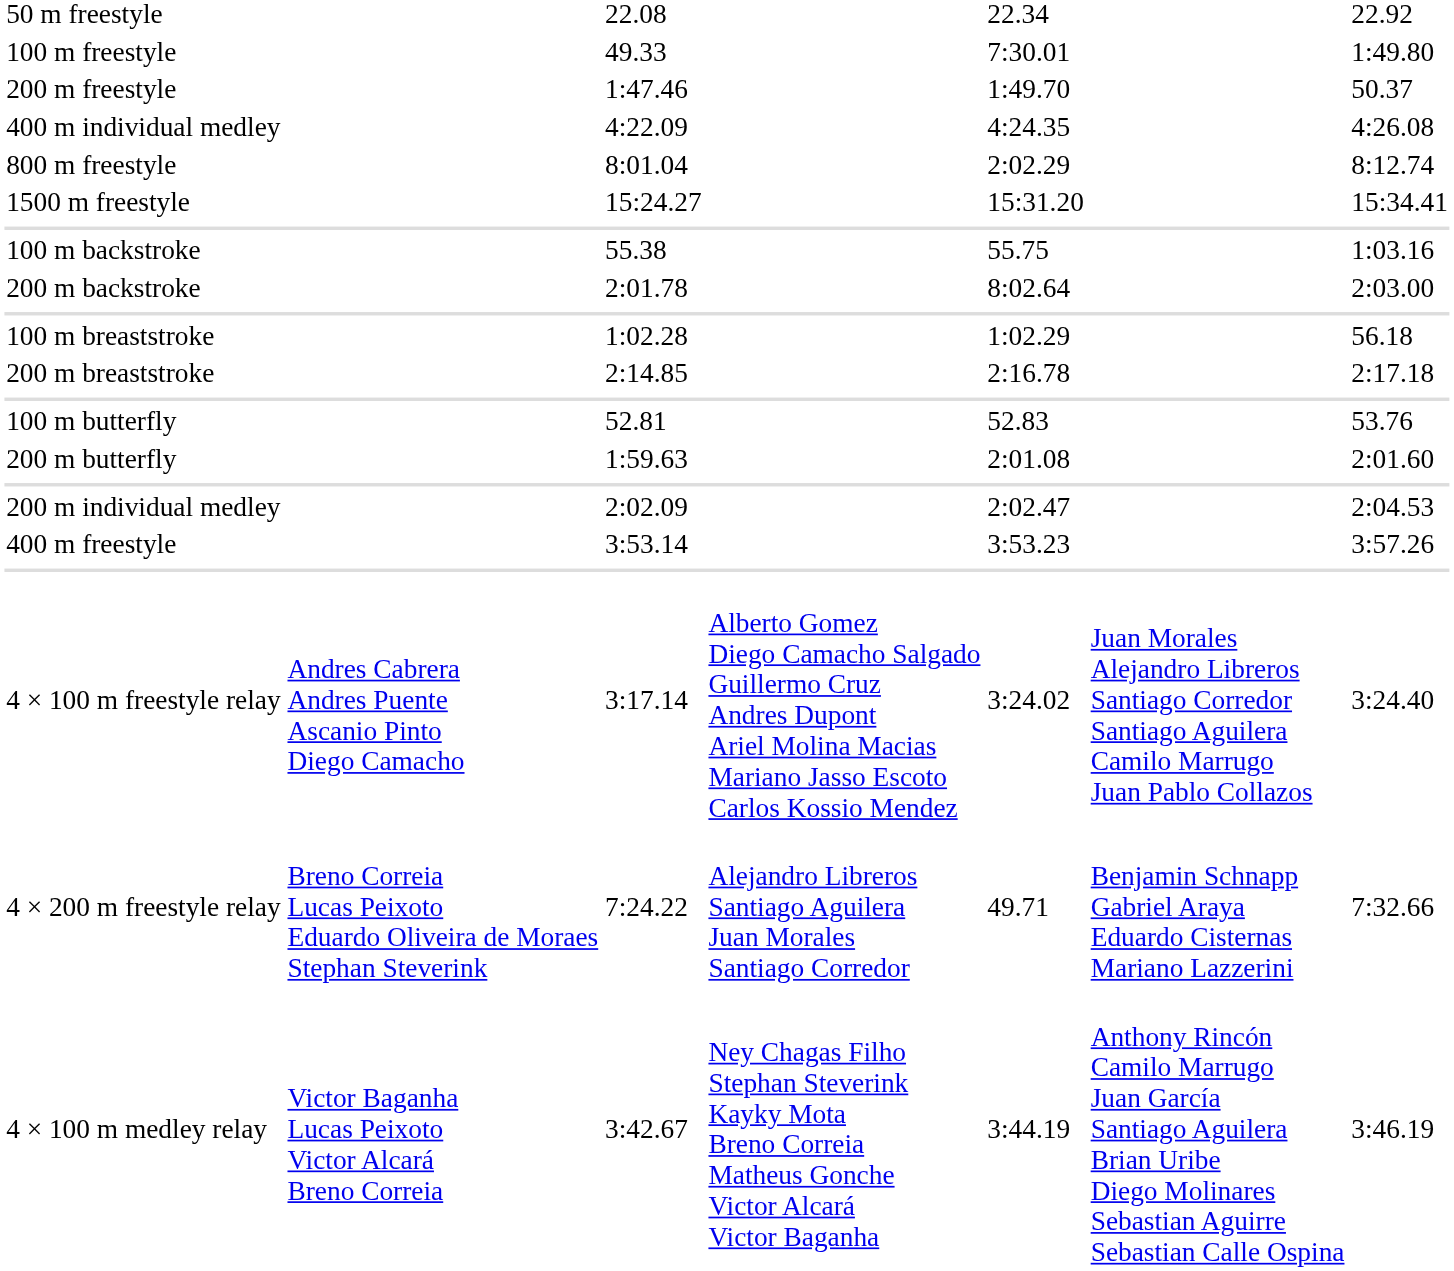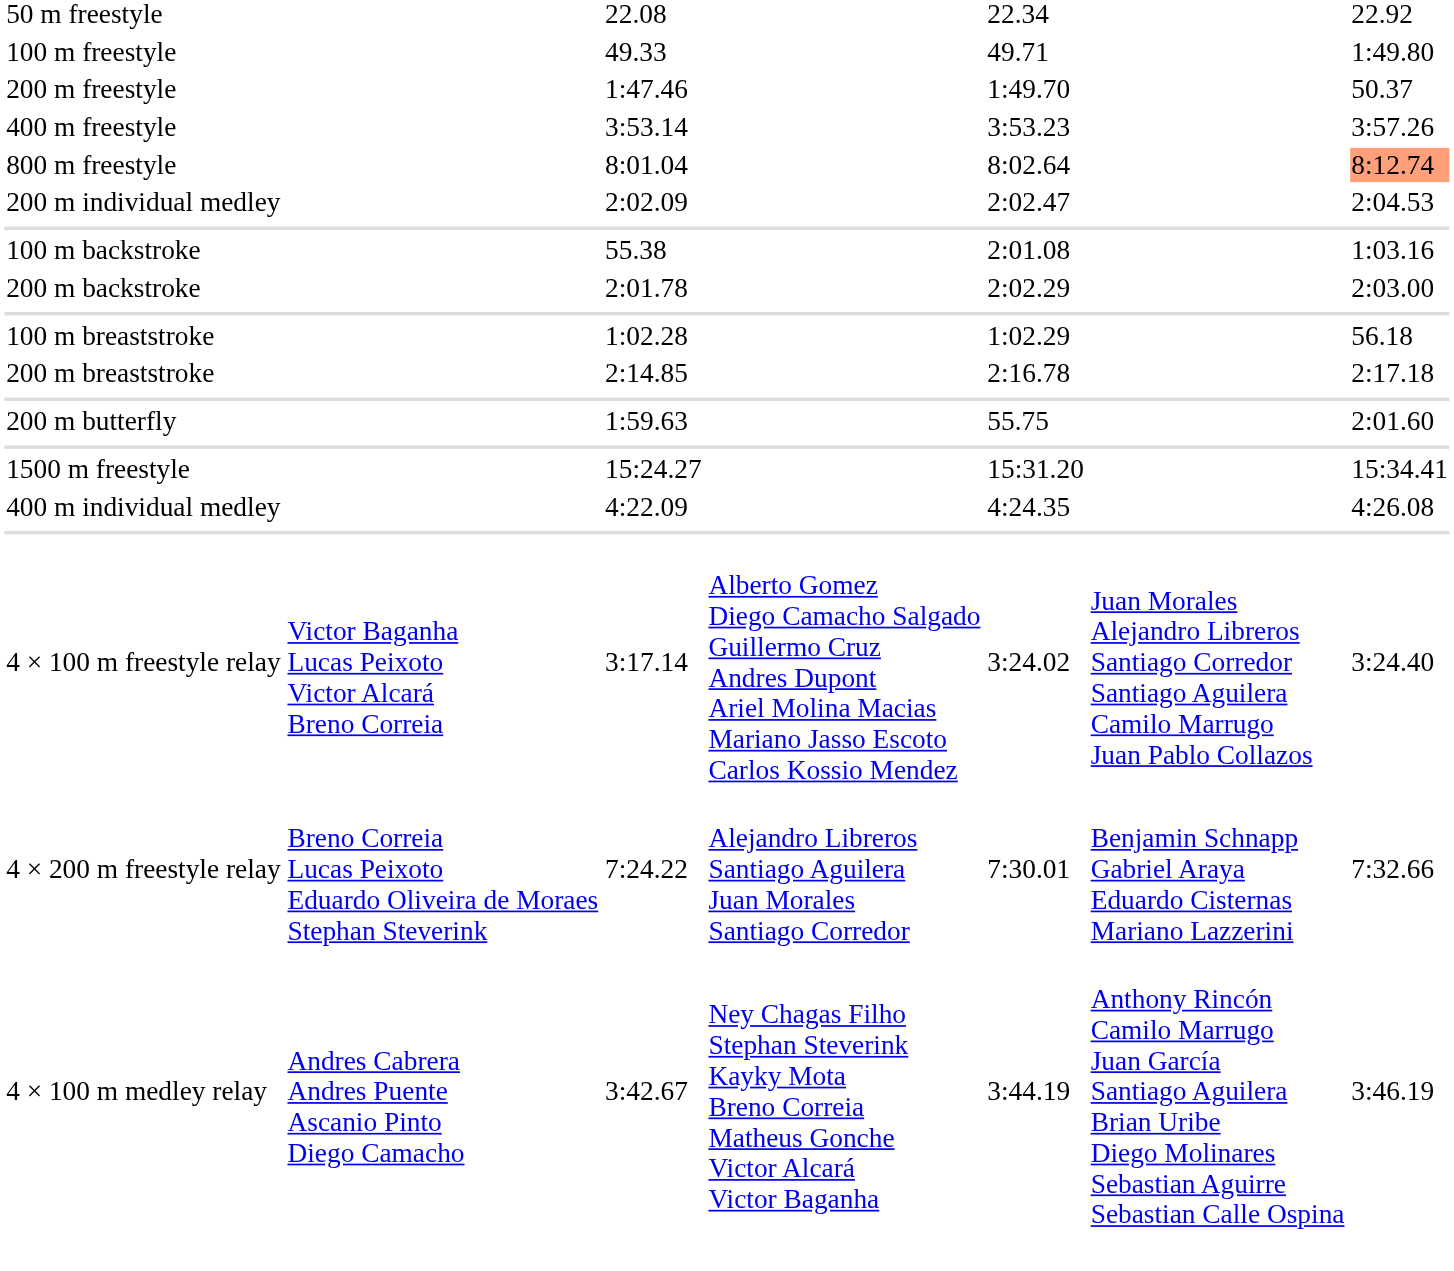(1029, 51) 7:30.01 -> (1018, 51) 49.71
rows swapped: (91, 544) <-> (143, 127)
(1029, 164) 2:02.29 -> (1029, 164) 8:02.64
(1393, 164) no background -> (1393, 164) lightsalmon background
rows swapped: (98, 202) <-> (143, 506)
(1018, 250) 55.75 -> (1029, 250) 2:01.08
(1029, 287) 8:02.64 -> (1029, 287) 2:02.29
- row: (91, 421)
(1029, 458) 2:01.08 -> (1018, 421) 55.75
(376, 715) Andres Cabrera Andres Puente Ascanio Pinto Diego Camacho -> (373, 677) Victor Baganha Lucas Peixoto Victor Alcará Breno Correia
(1018, 906) 49.71 -> (1029, 869) 7:30.01
(373, 1144) Victor Baganha Lucas Peixoto Victor Alcará Breno Correia -> (376, 1106) Andres Cabrera Andres Puente Ascanio Pinto Diego Camacho
